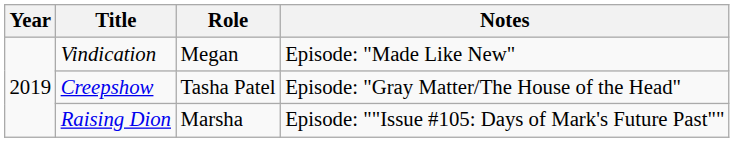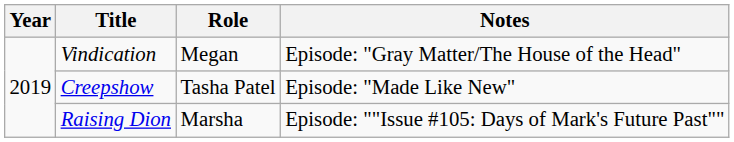(400, 53) Episode: "Made Like New" -> (483, 53) Episode: "Gray Matter/The House of the Head"
(483, 86) Episode: "Gray Matter/The House of the Head" -> (400, 86) Episode: "Made Like New"
